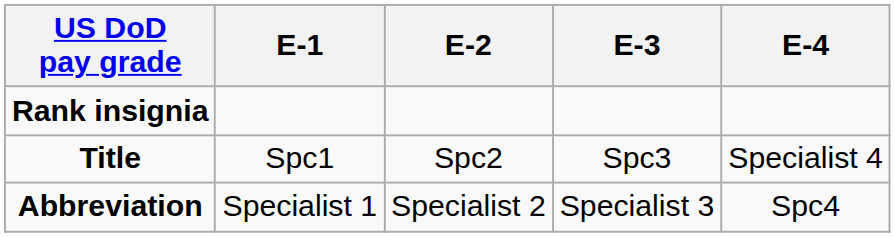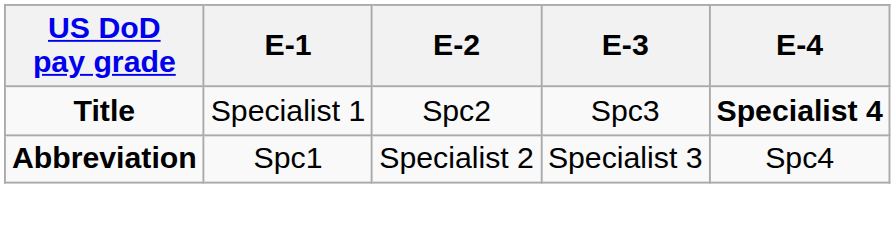- row: (110, 110)
(300, 158) Spc1 -> (288, 110) Specialist 1
(806, 158) normal -> (800, 110) bold
(300, 206) Specialist 1 -> (288, 158) Spc1
